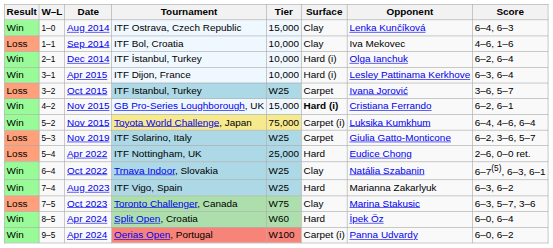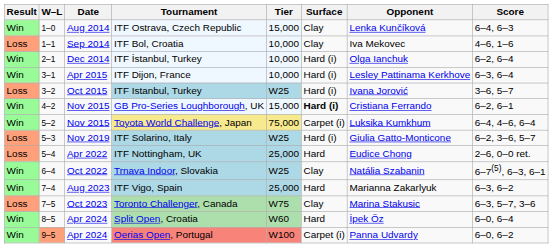(318, 91) Carpet -> (320, 91) Hard (i)
(318, 138) Carpet -> (320, 138) Hard (i)
(279, 188) W25 -> (284, 188) 25,000
(48, 235) no background -> (48, 235) lightsalmon background
